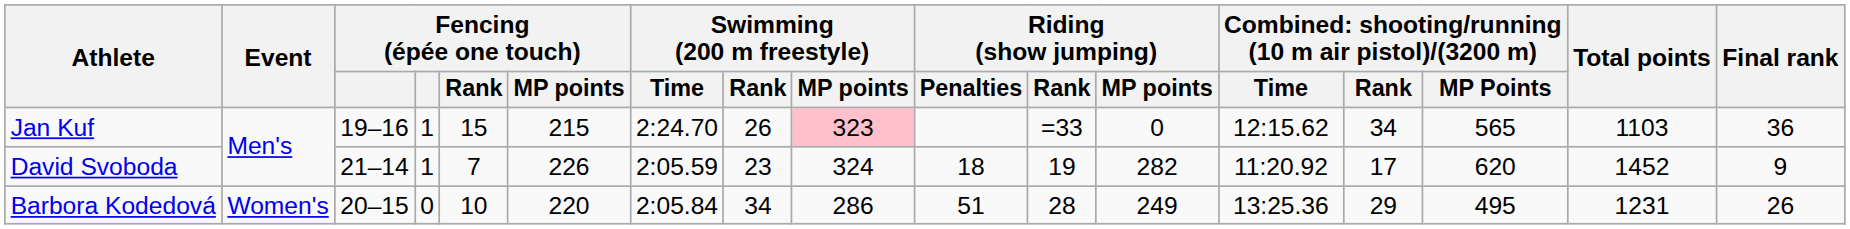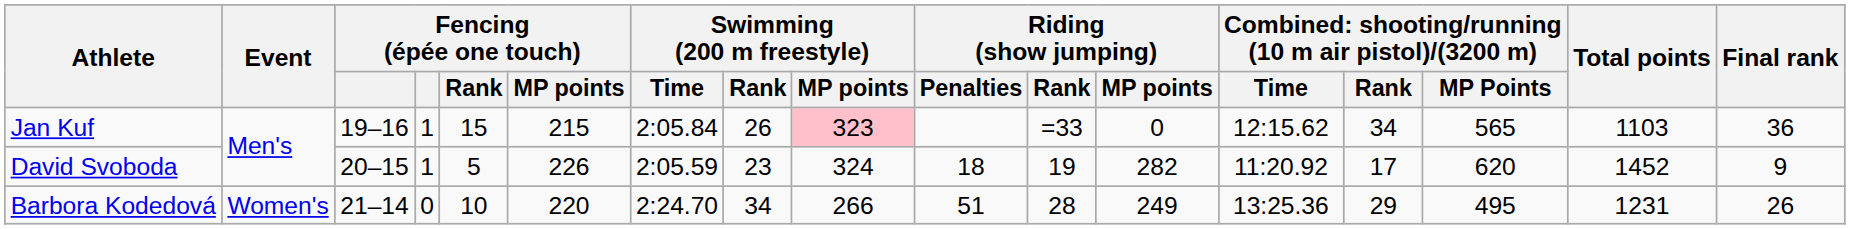(677, 128) 2:24.70 -> (677, 128) 2:05.84
(375, 167) 21–14 -> (375, 167) 20–15
(474, 167) 7 -> (474, 167) 5
(375, 205) 20–15 -> (375, 205) 21–14
(677, 205) 2:05.84 -> (677, 205) 2:24.70
(853, 205) 286 -> (853, 205) 266
